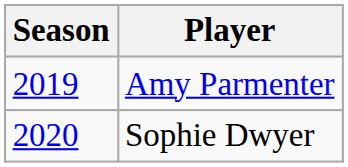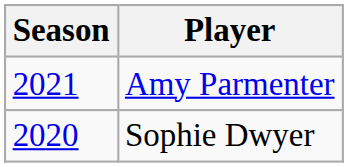(46, 82) 2019 -> (46, 82) 2021
